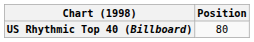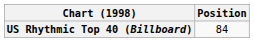(222, 30) 80 -> (222, 30) 84
